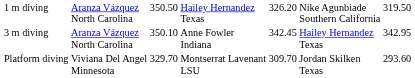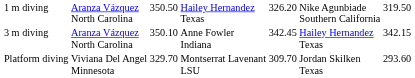(397, 33) 342.95 -> (397, 33) 342.15
